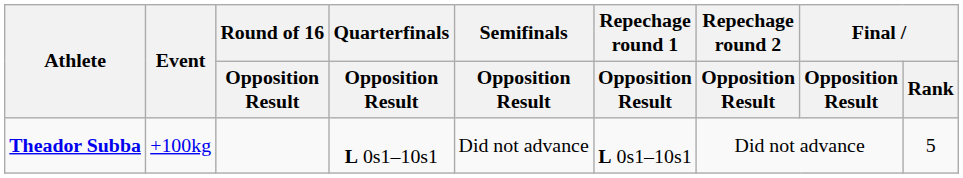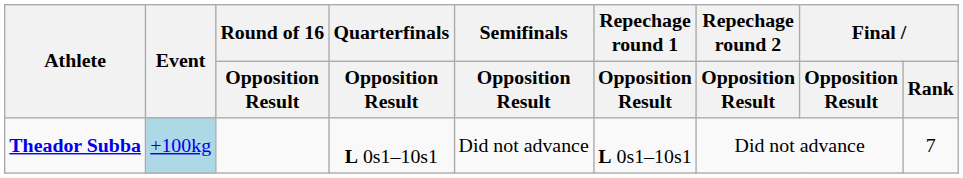(181, 145) no background -> (181, 145) lightblue background
(931, 145) 5 -> (931, 145) 7
